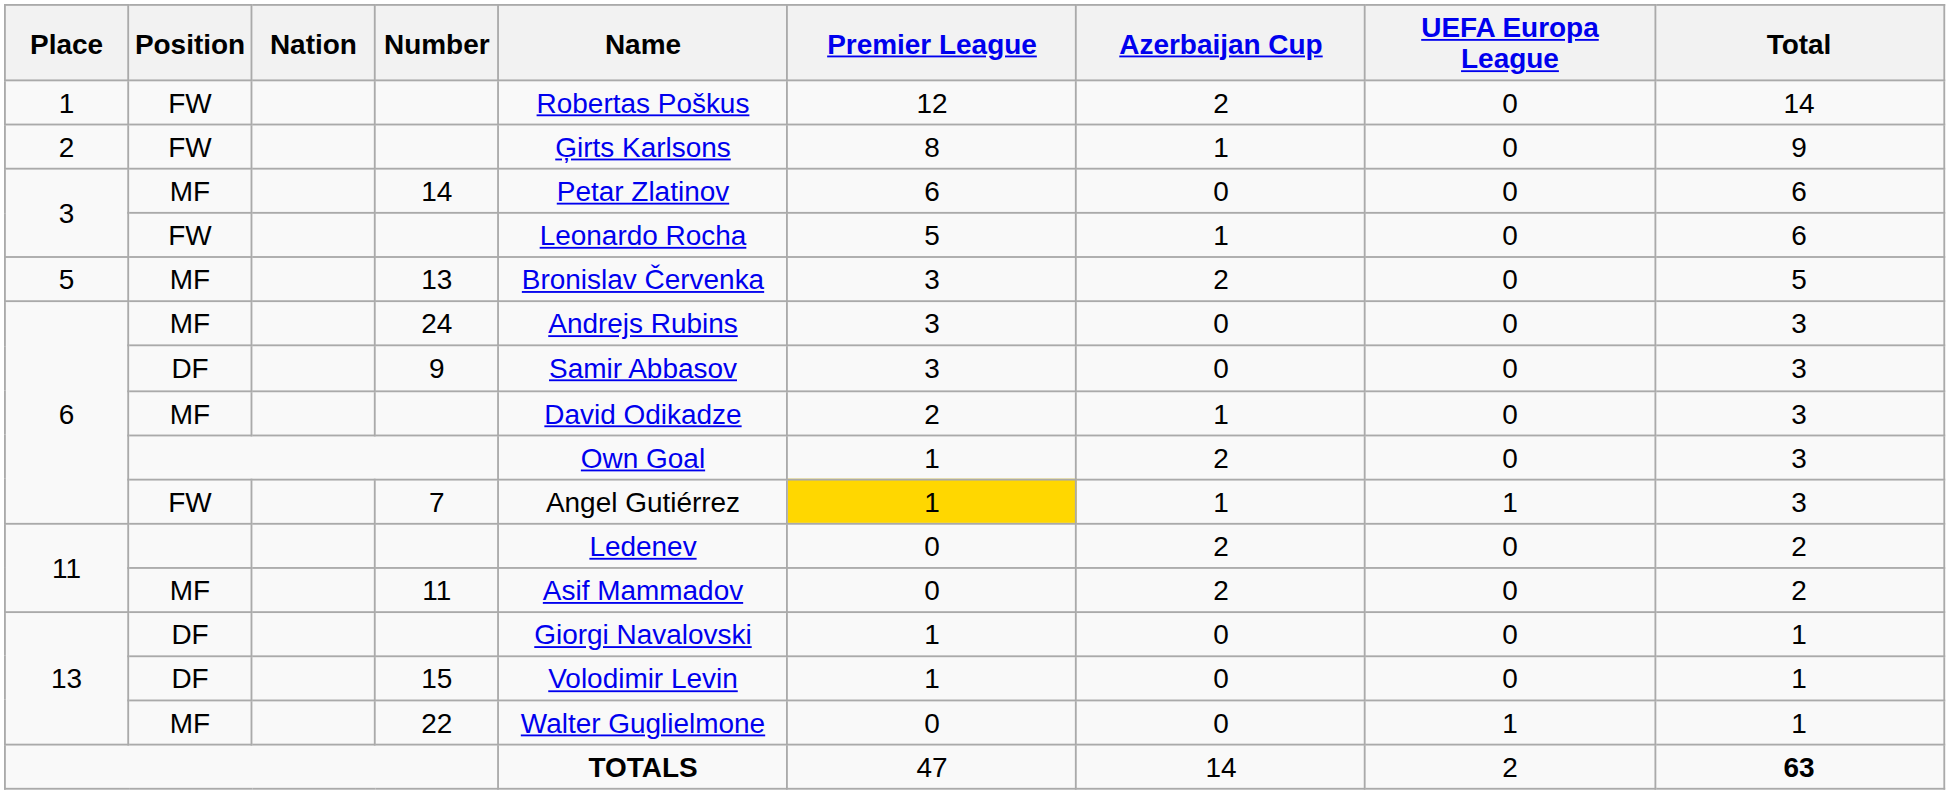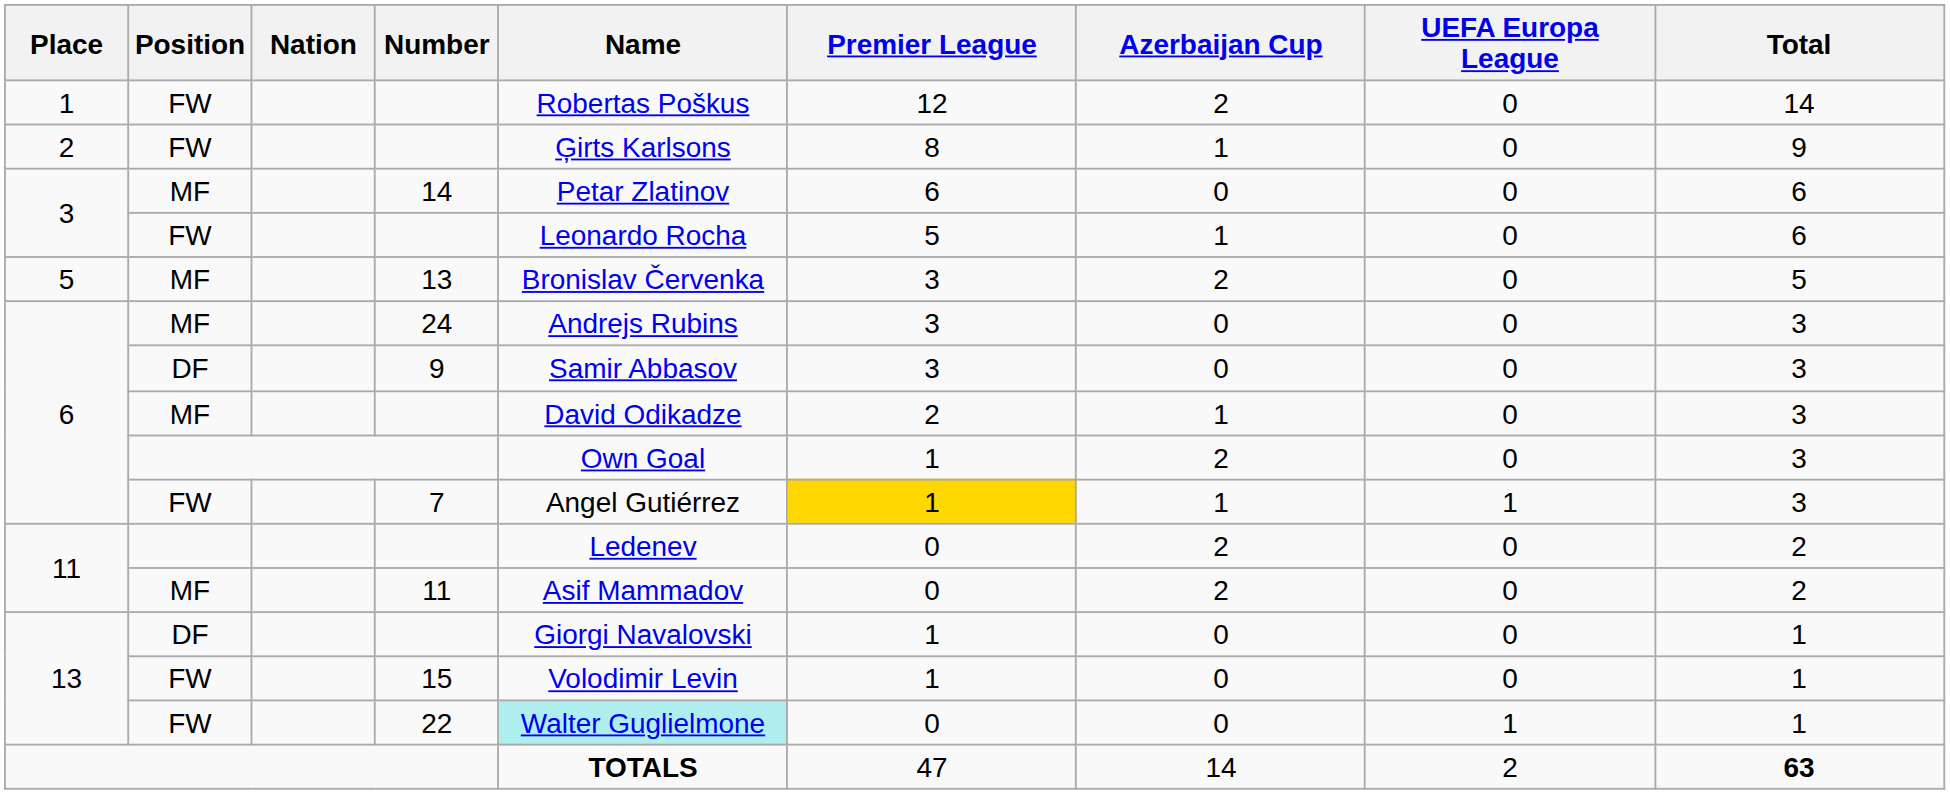(190, 678) DF -> (190, 678) FW
(190, 723) MF -> (190, 723) FW
(643, 723) no background -> (643, 723) paleturquoise background
